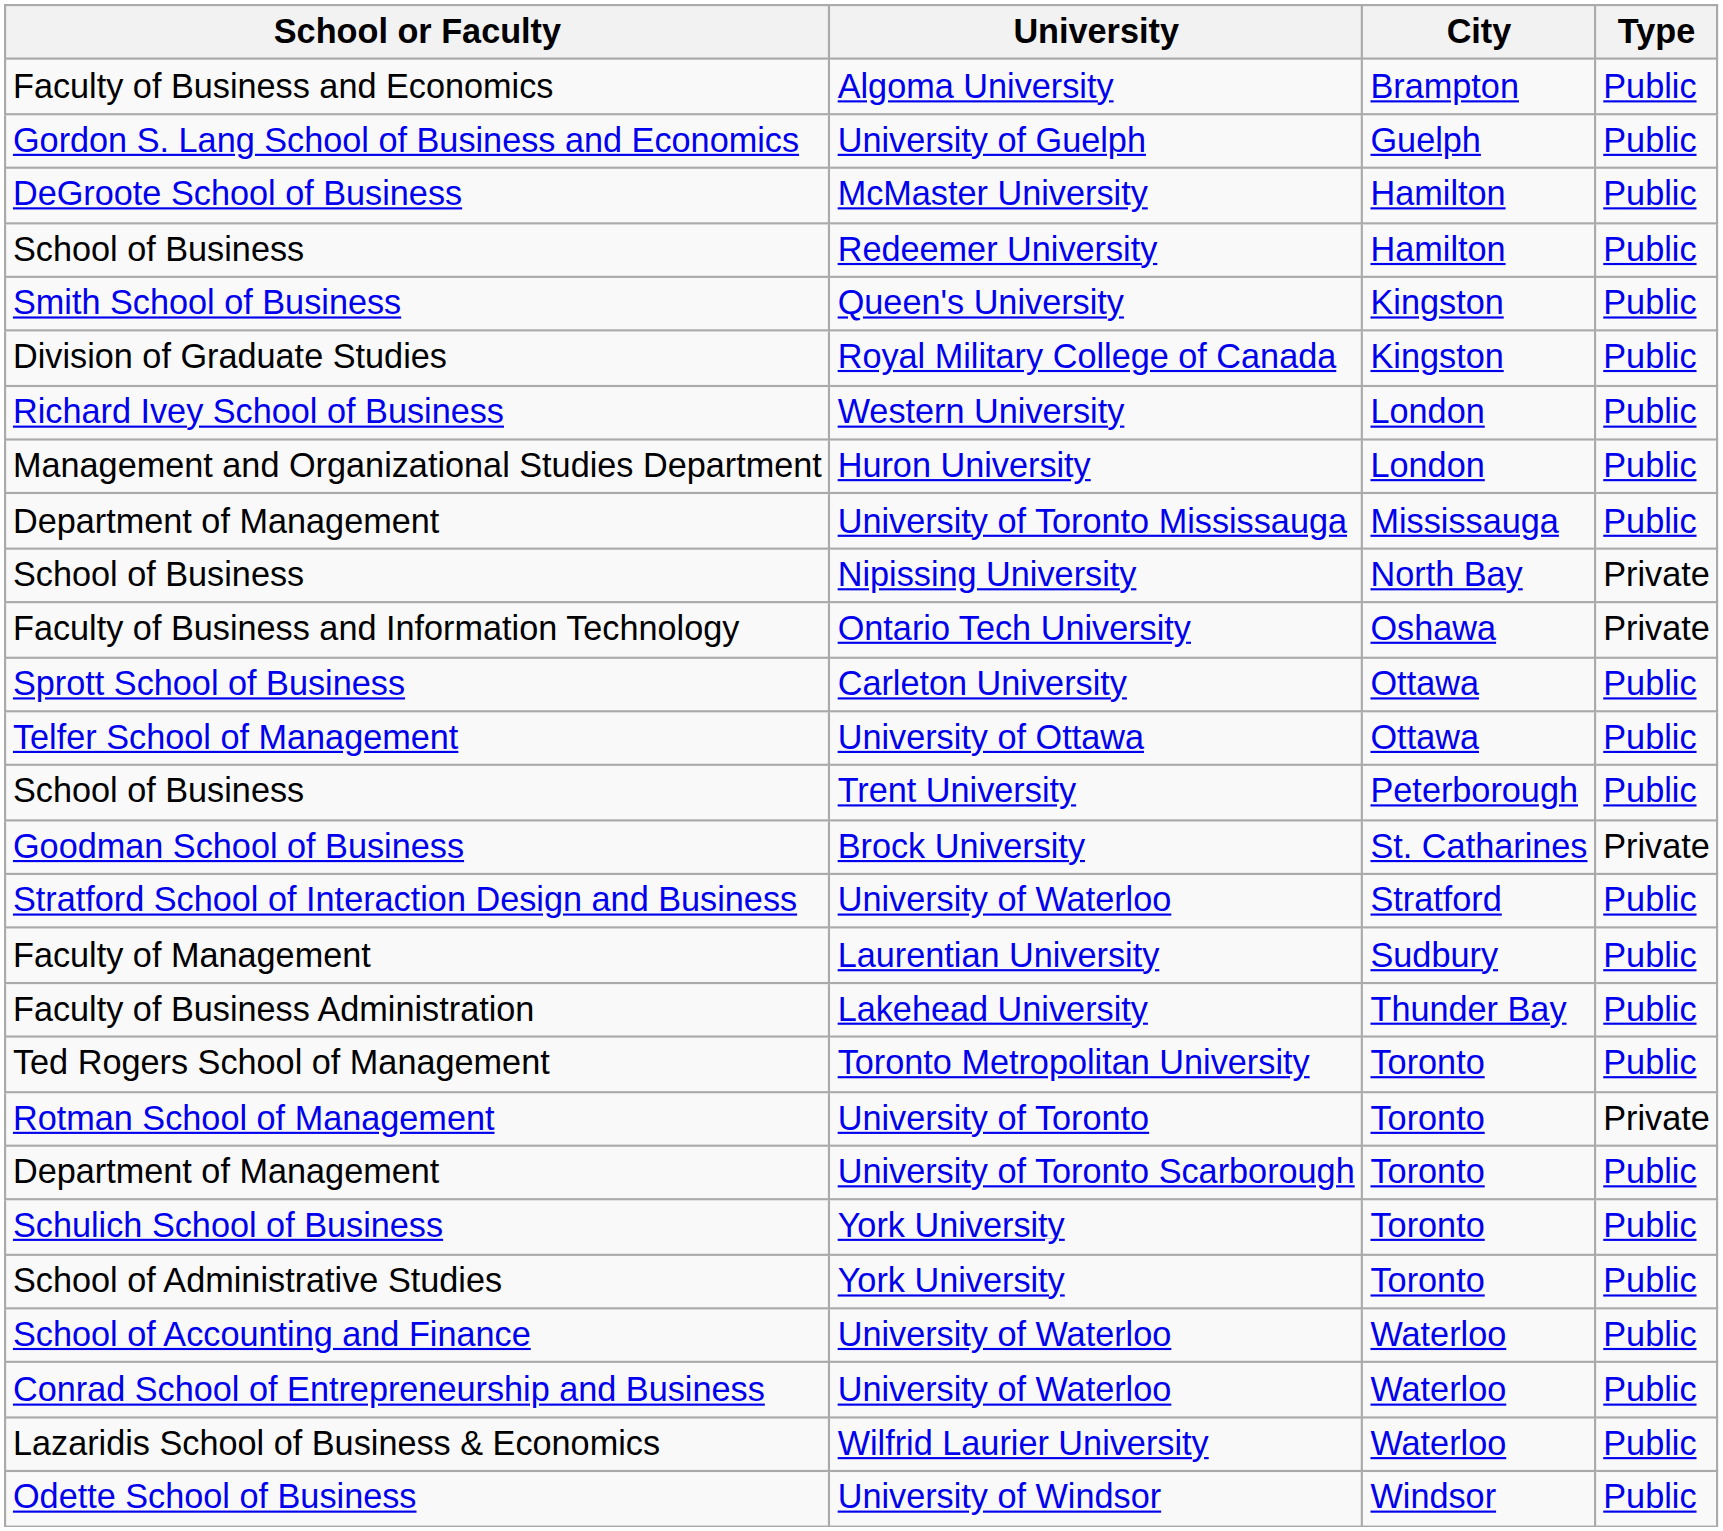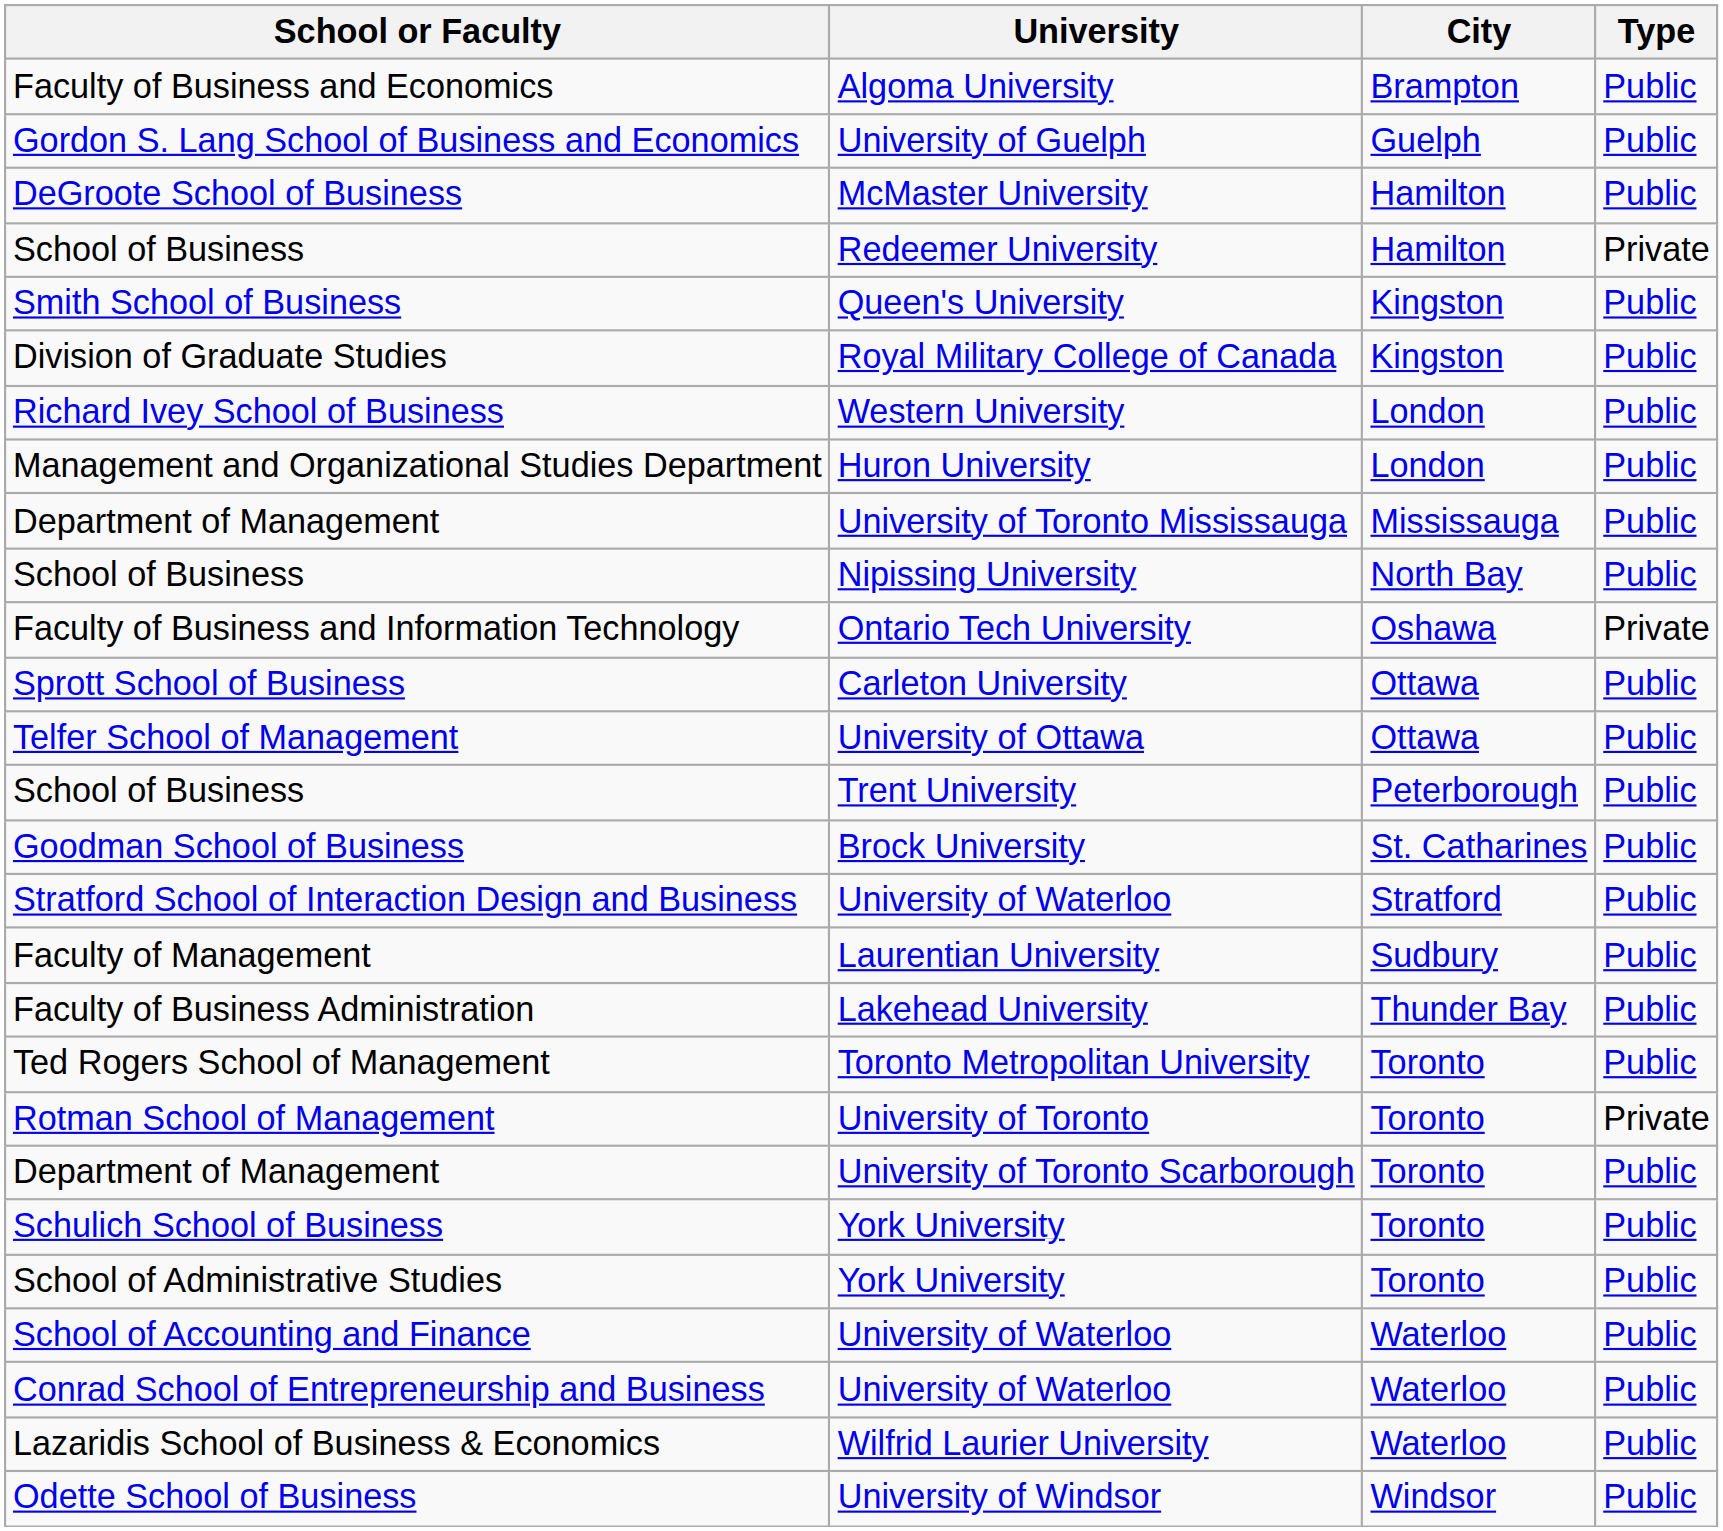(1650, 248) Public -> (1657, 248) Private
(1657, 574) Private -> (1650, 574) Public
(1657, 846) Private -> (1650, 846) Public
